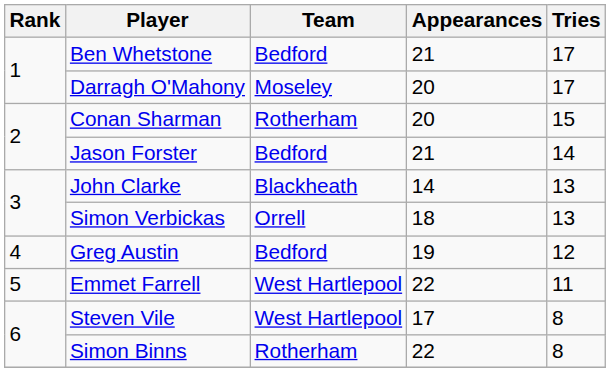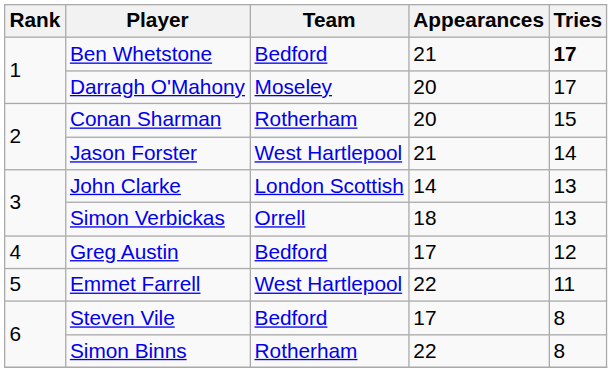(564, 53) normal -> (565, 53) bold
(291, 152) Bedford -> (328, 152) West Hartlepool
(306, 185) Blackheath -> (329, 185) London Scottish
(423, 251) 19 -> (425, 251) 17
(328, 317) West Hartlepool -> (291, 317) Bedford
